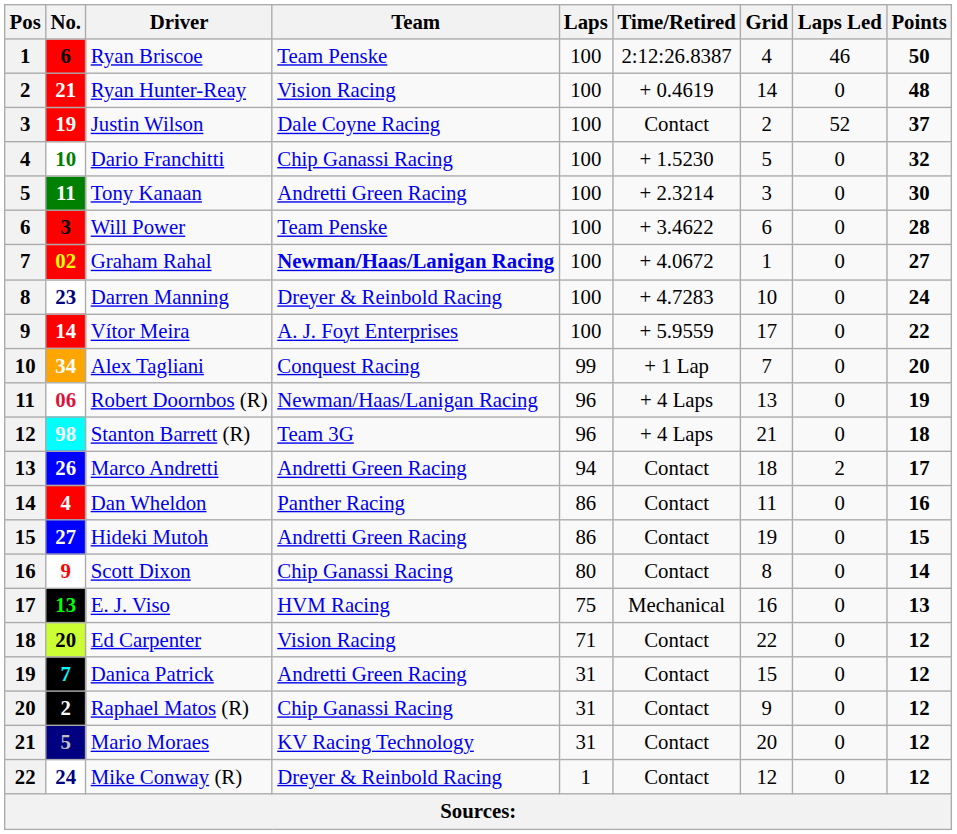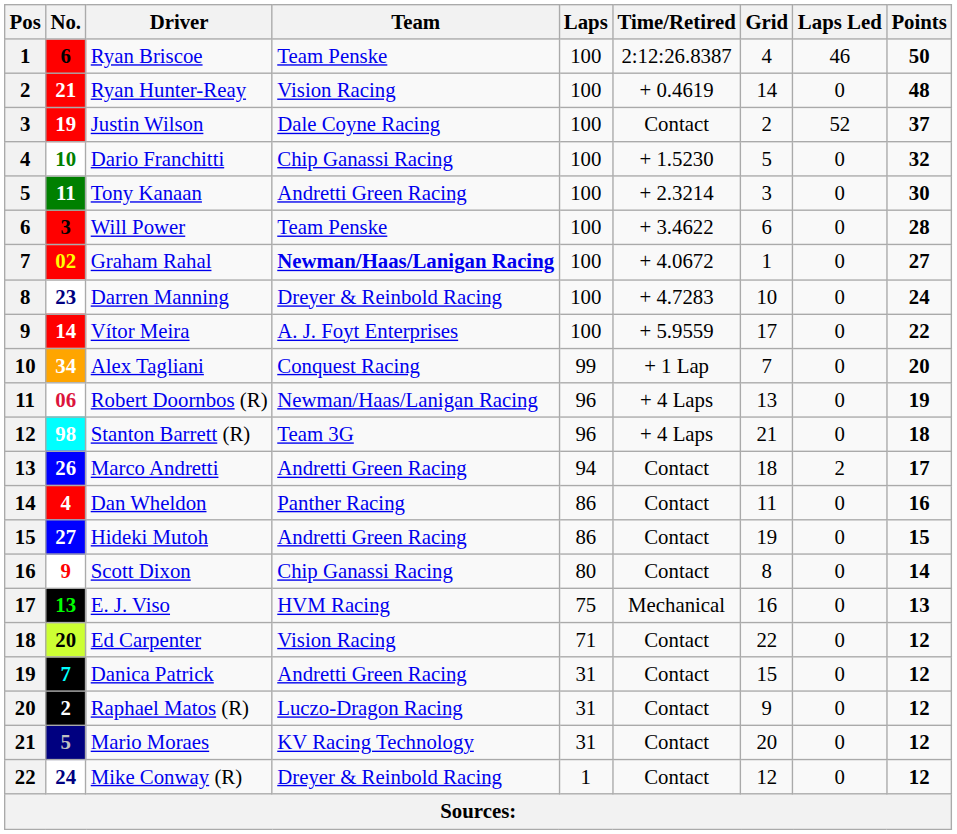(365, 708) Chip Ganassi Racing -> (370, 708) Luczo-Dragon Racing
